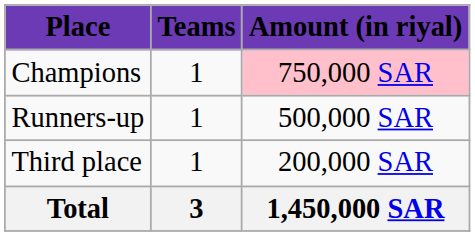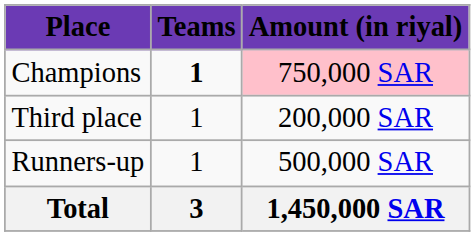(196, 72) normal -> (196, 72) bold
rows swapped: (78, 117) <-> (77, 162)
